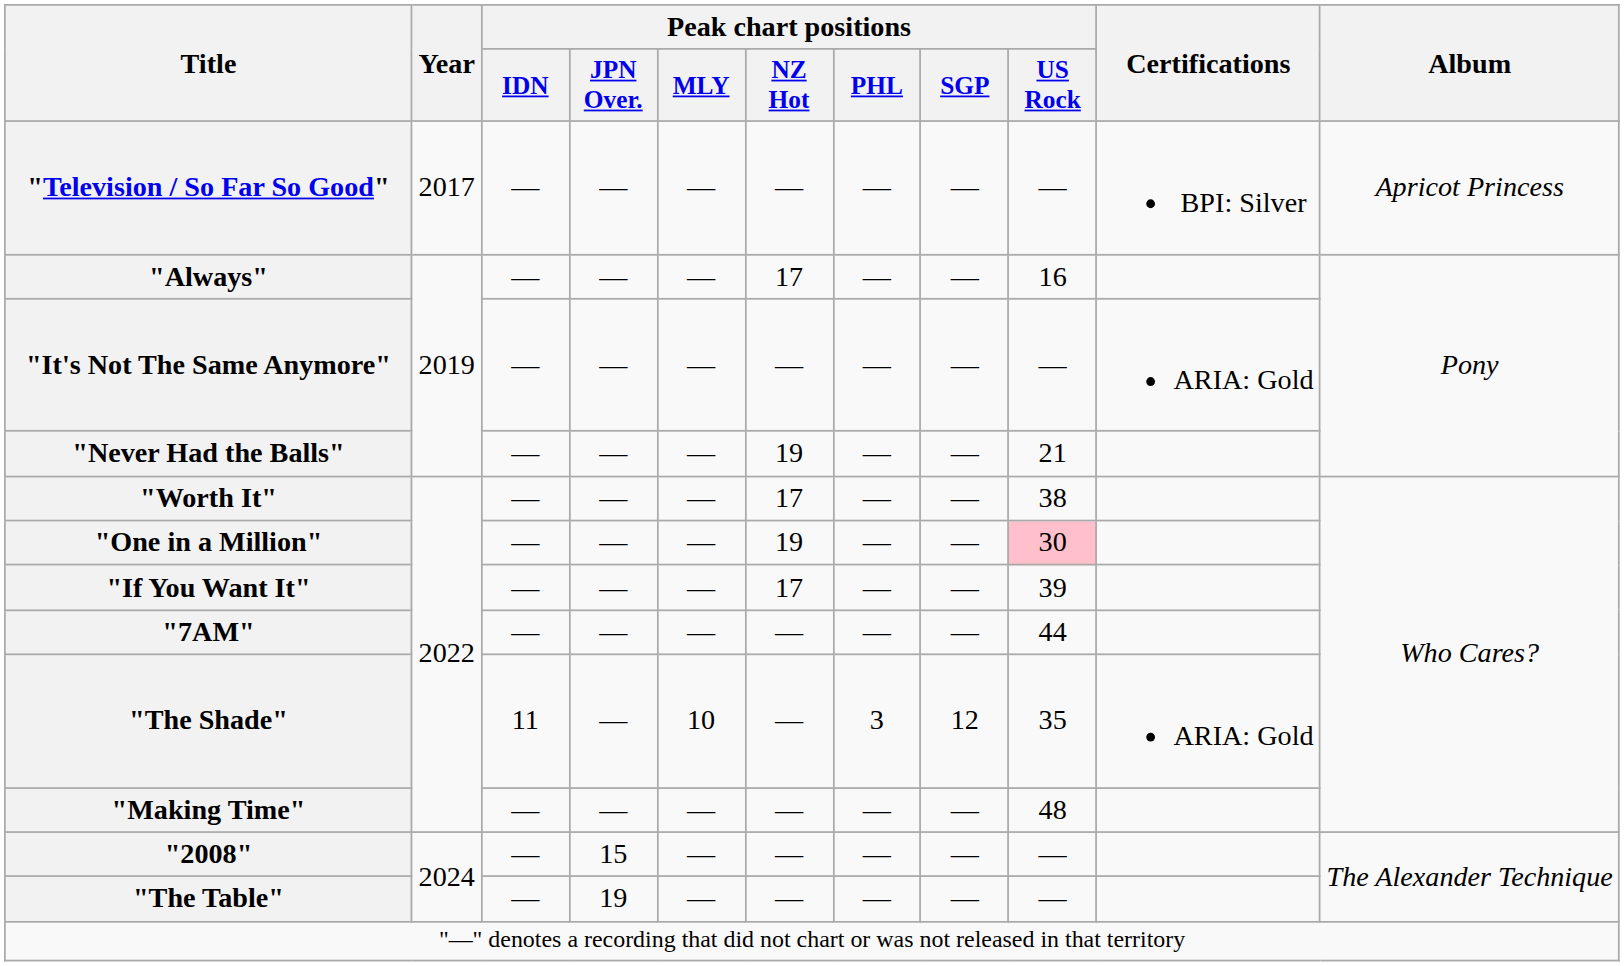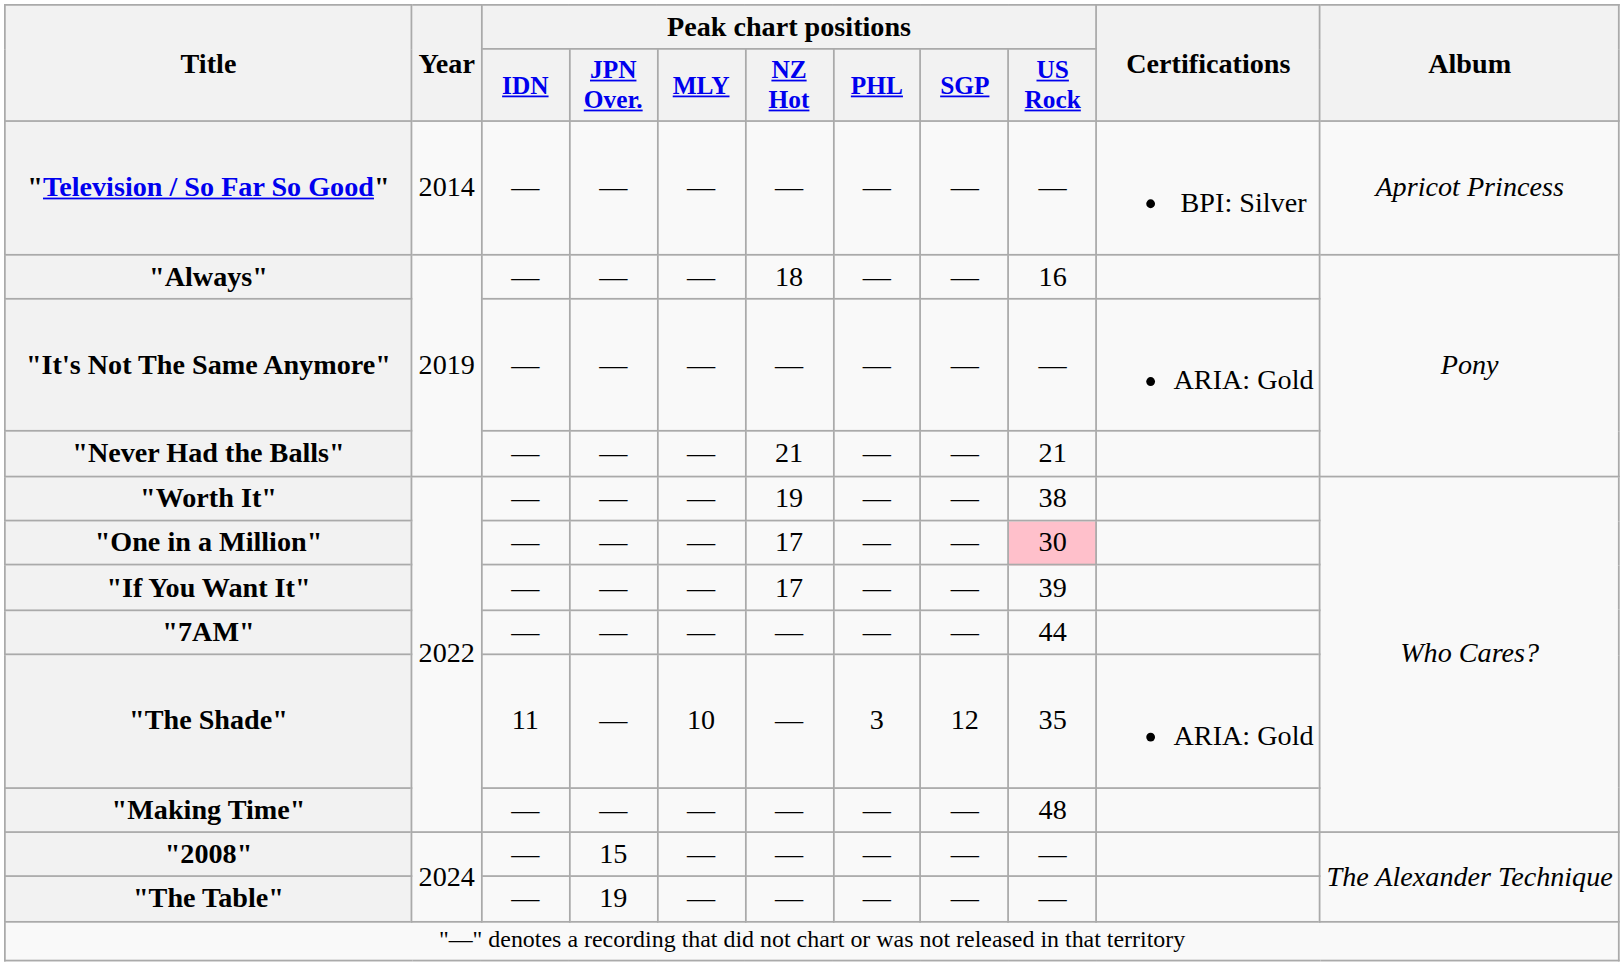(447, 187) 2017 -> (447, 187) 2014
(789, 275) 17 -> (789, 275) 18
(789, 453) 19 -> (789, 453) 21
(789, 497) 17 -> (789, 497) 19
(789, 542) 19 -> (789, 542) 17
